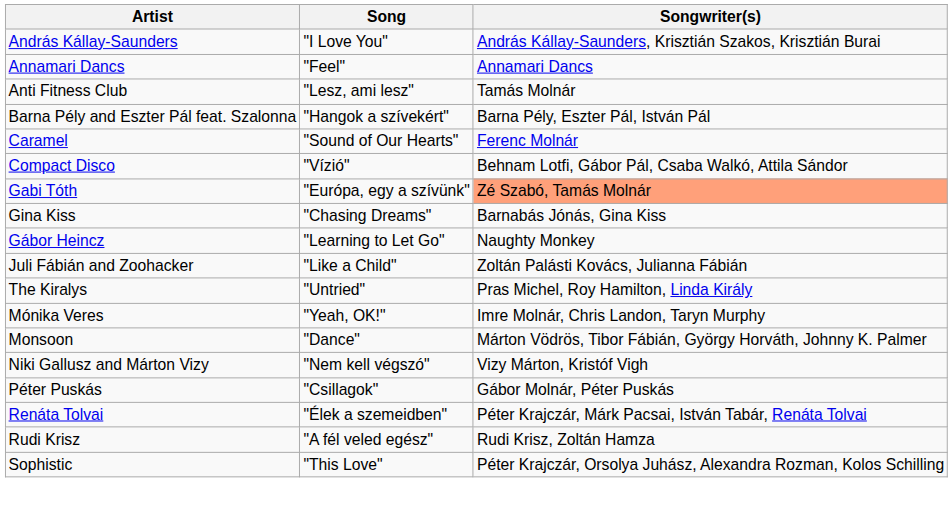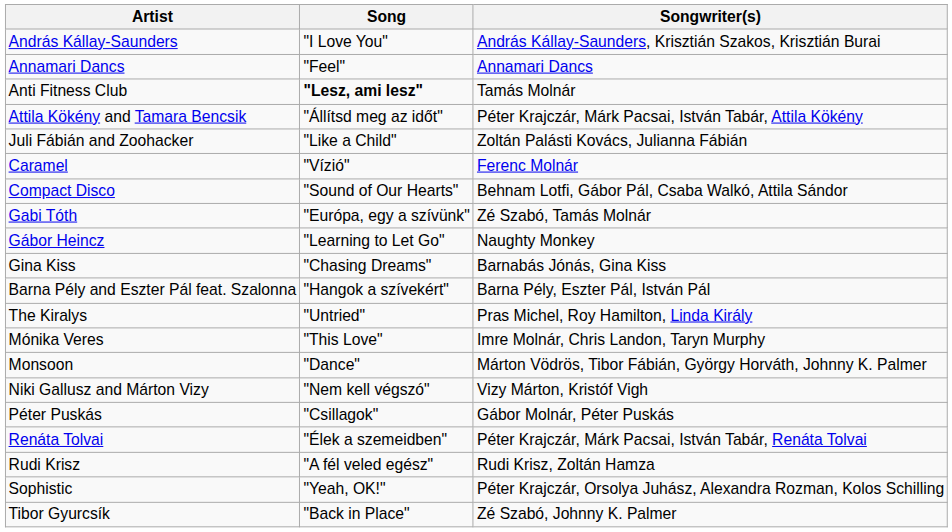(359, 91) normal -> (363, 91) bold
+ row: (127, 116)
rows swapped: (152, 116) <-> (101, 265)
(381, 141) "Sound of Our Hearts" -> (326, 166) "Vízió"
(326, 166) "Vízió" -> (381, 191) "Sound of Our Hearts"
(564, 191) lightsalmon background -> (564, 215) no background
rows swapped: (57, 240) <-> (42, 215)
(344, 315) "Yeah, OK!" -> (343, 340) "This Love"
(343, 464) "This Love" -> (344, 489) "Yeah, OK!"
+ row: (59, 514)
